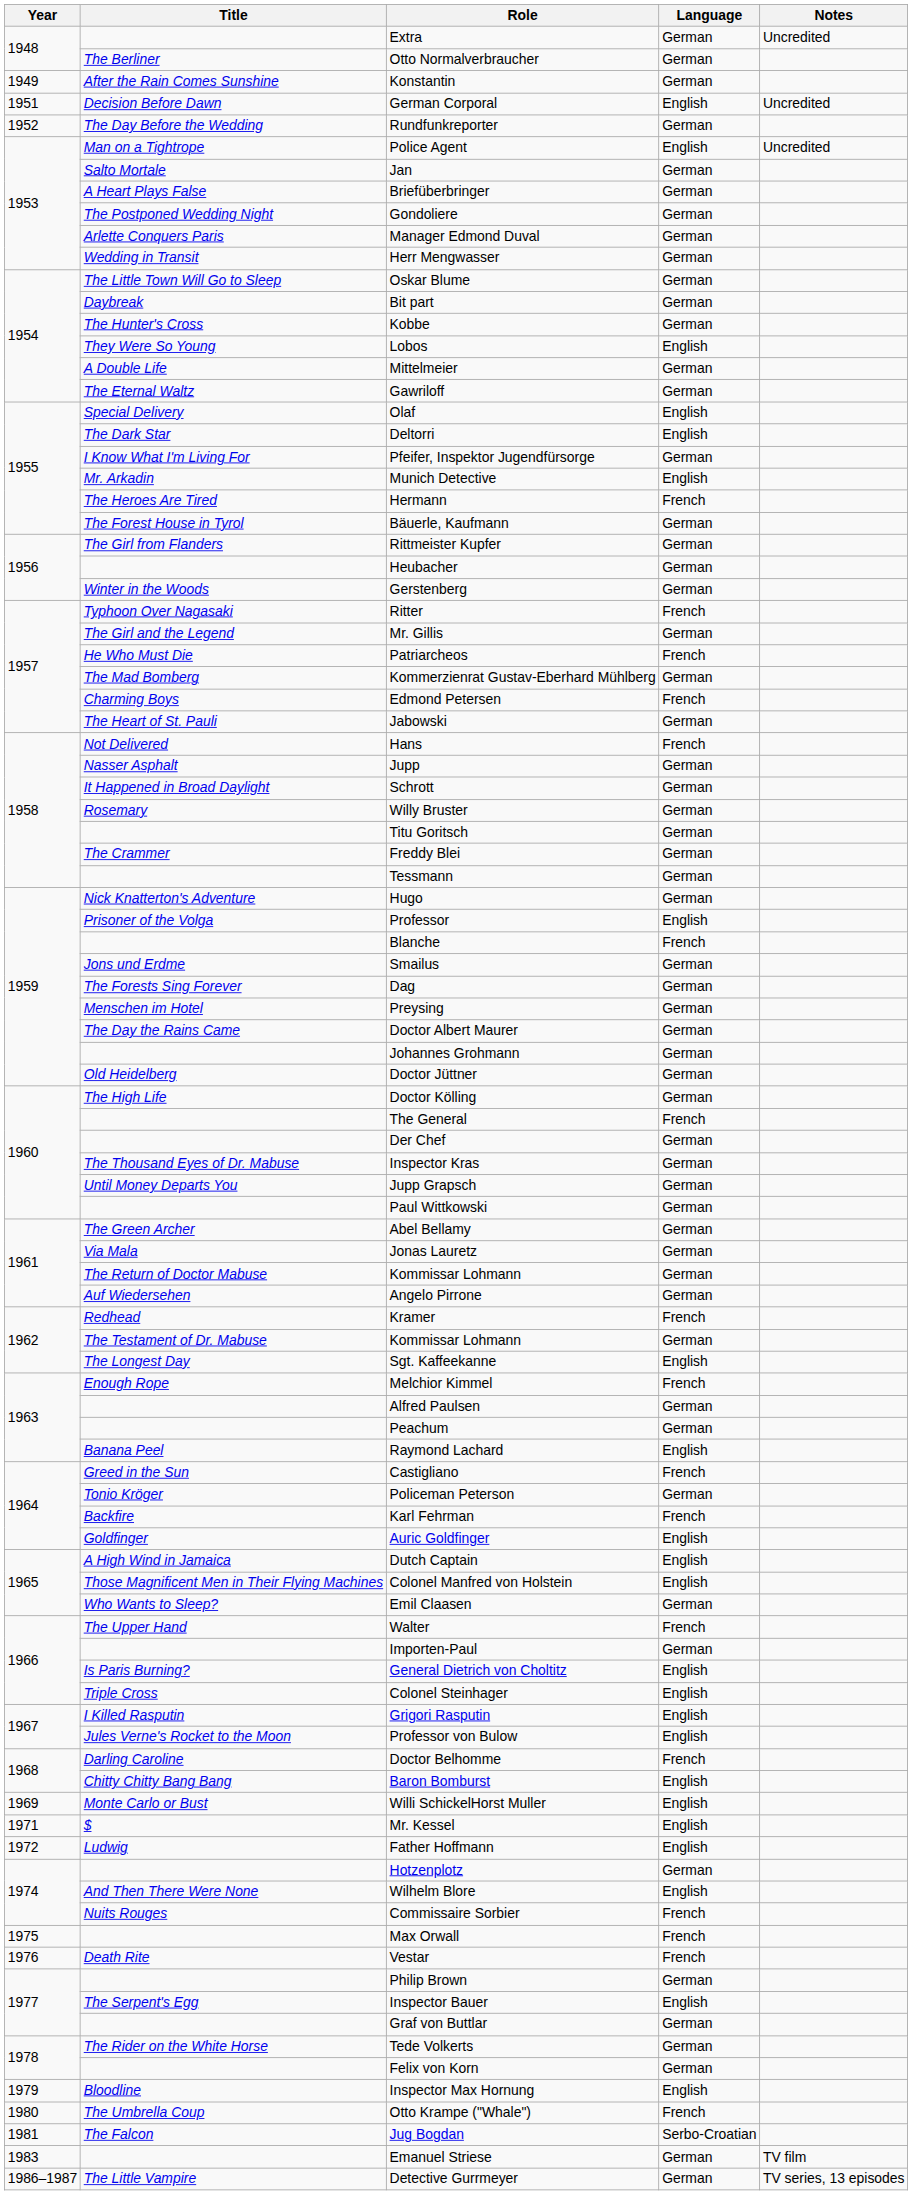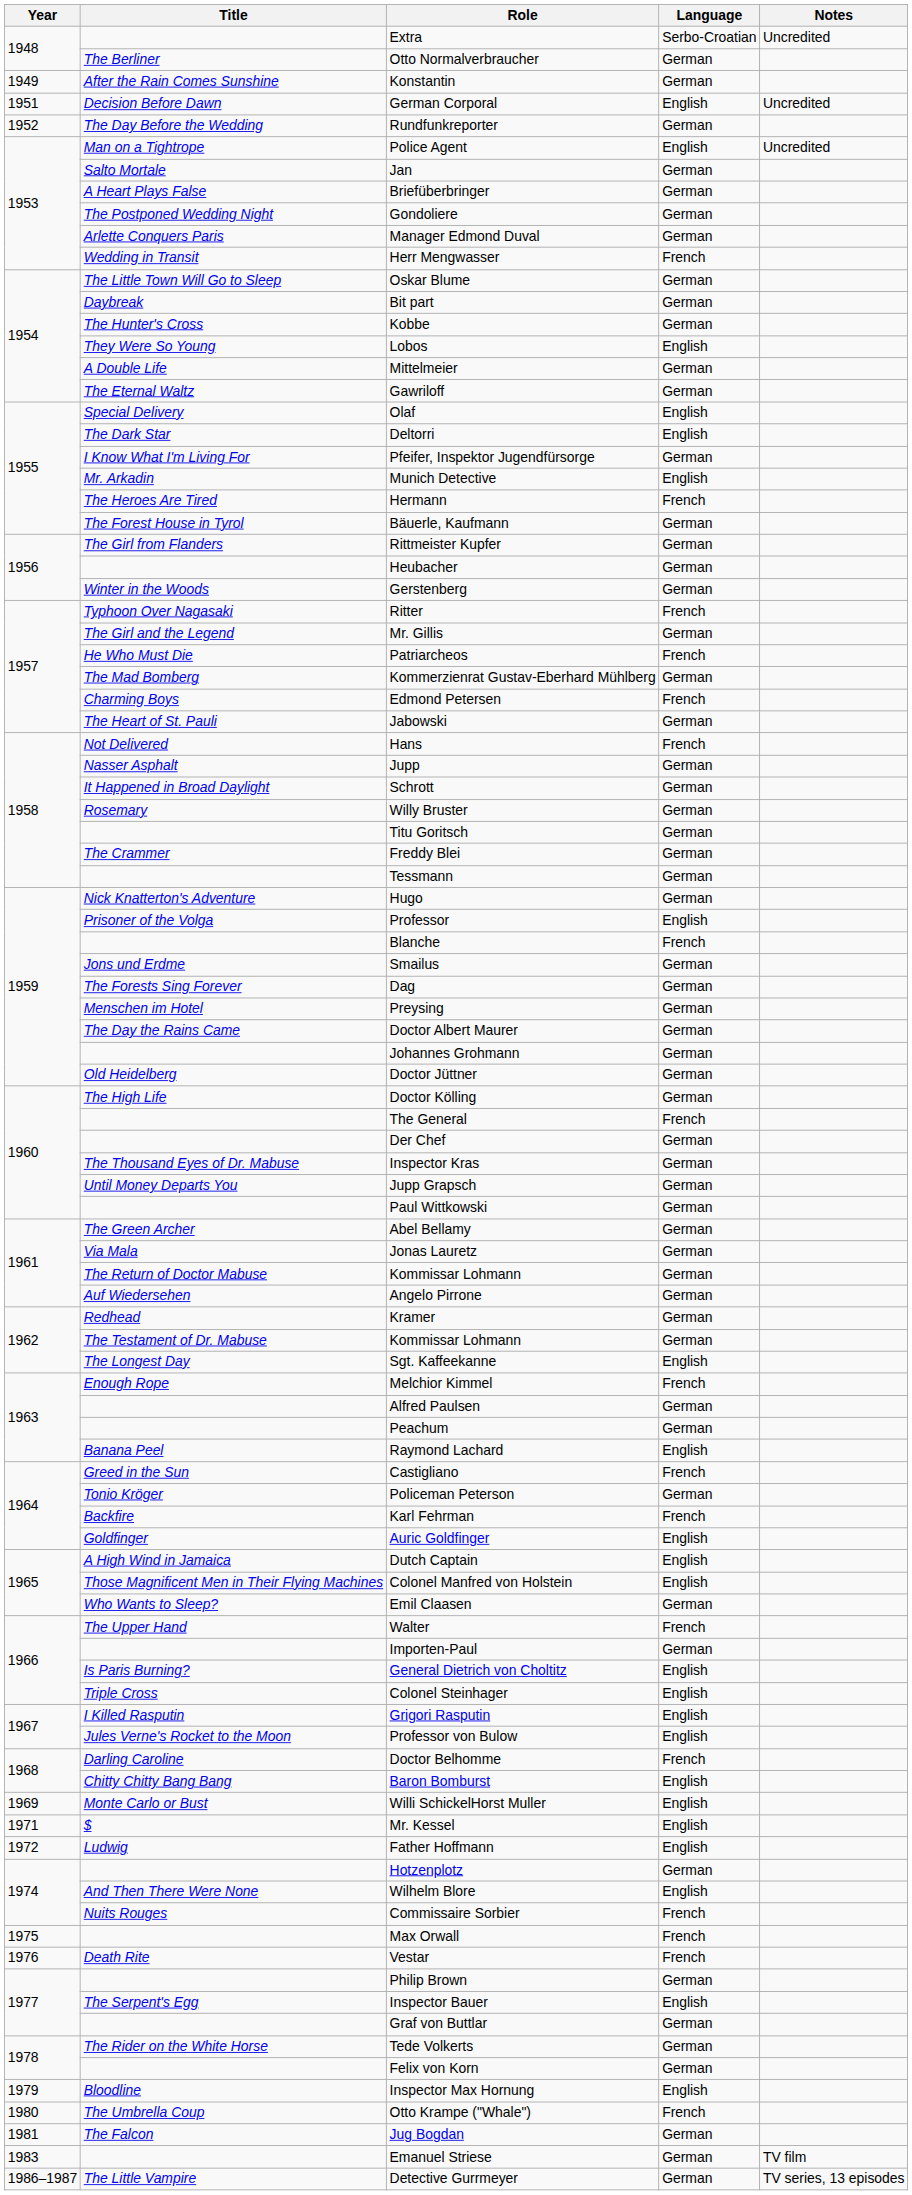(687, 37) German -> (709, 37) Serbo-Croatian
(687, 258) German -> (684, 258) French
(684, 1318) French -> (687, 1318) German
(709, 2134) Serbo-Croatian -> (687, 2134) German
